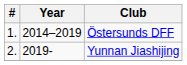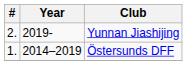rows swapped: (131, 32) <-> (133, 51)
